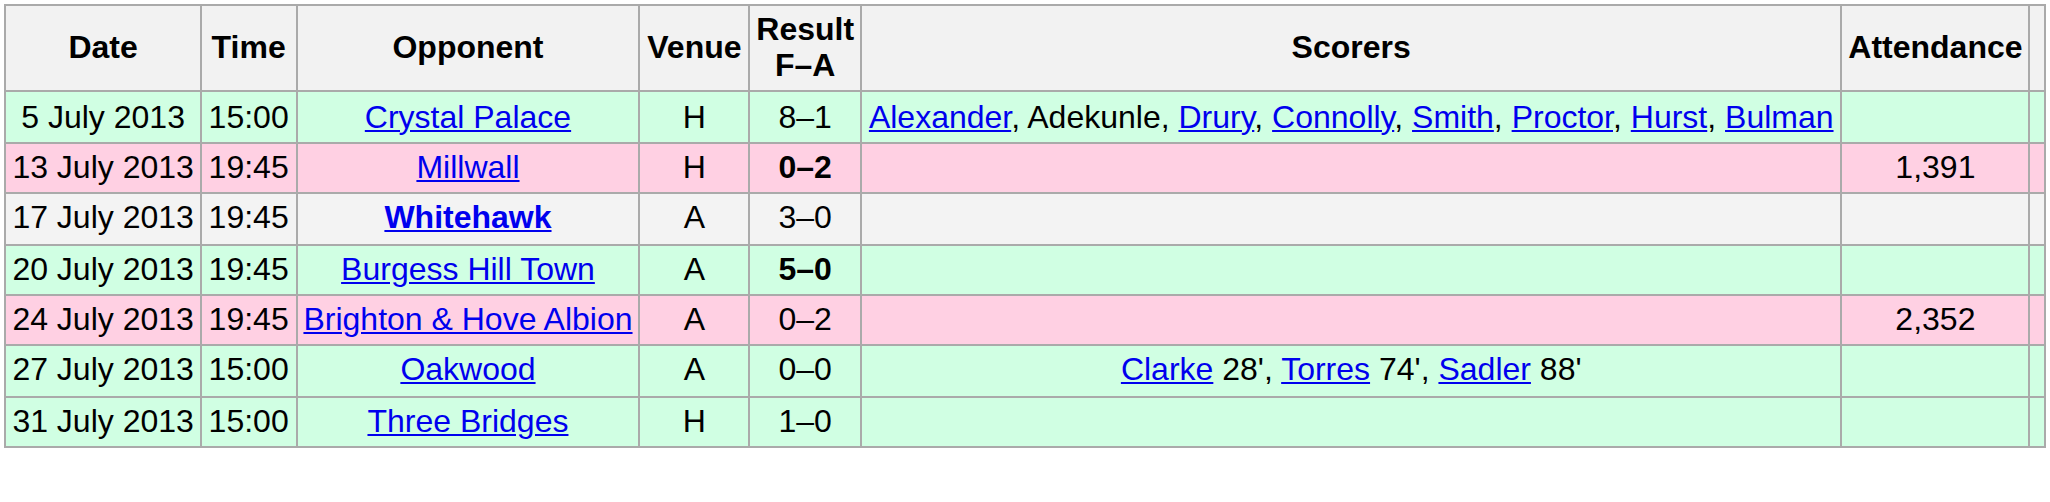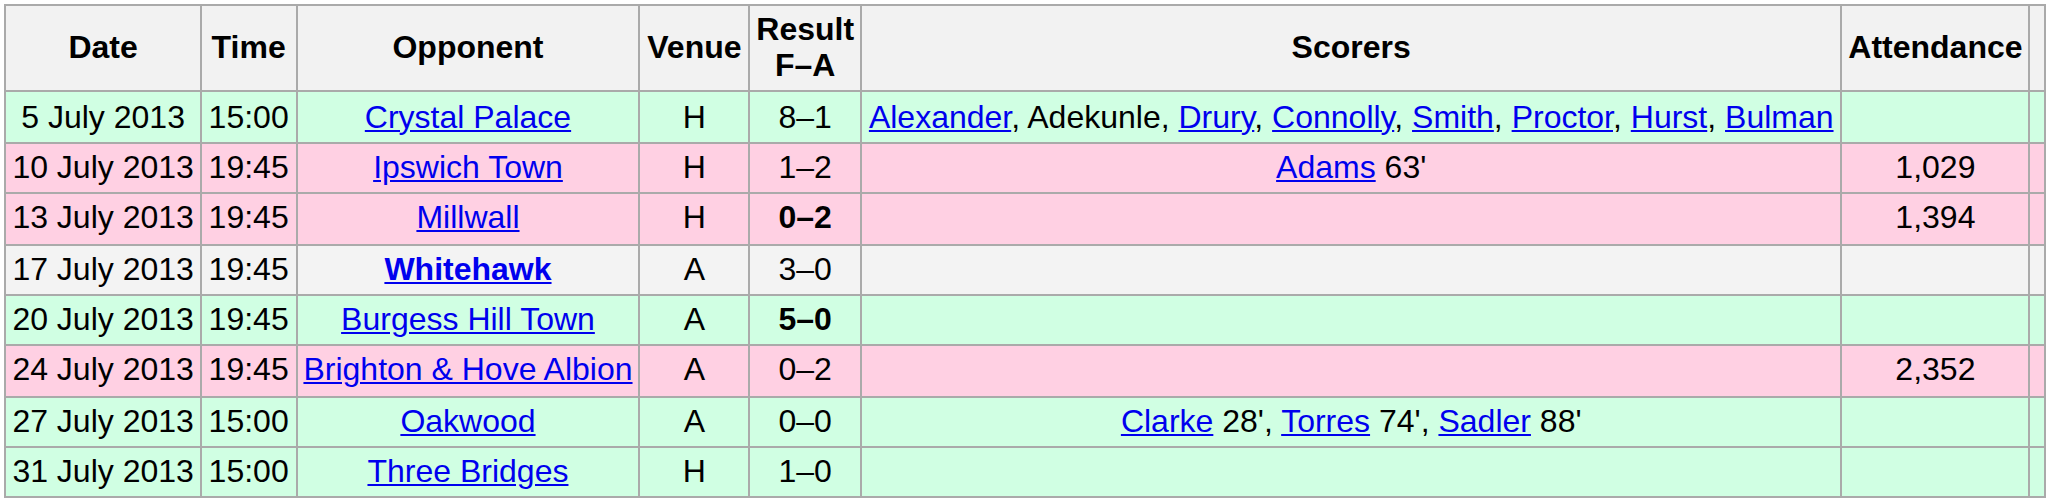+ row: (103, 167)
(1935, 167) 1,391 -> (1935, 218) 1,394
